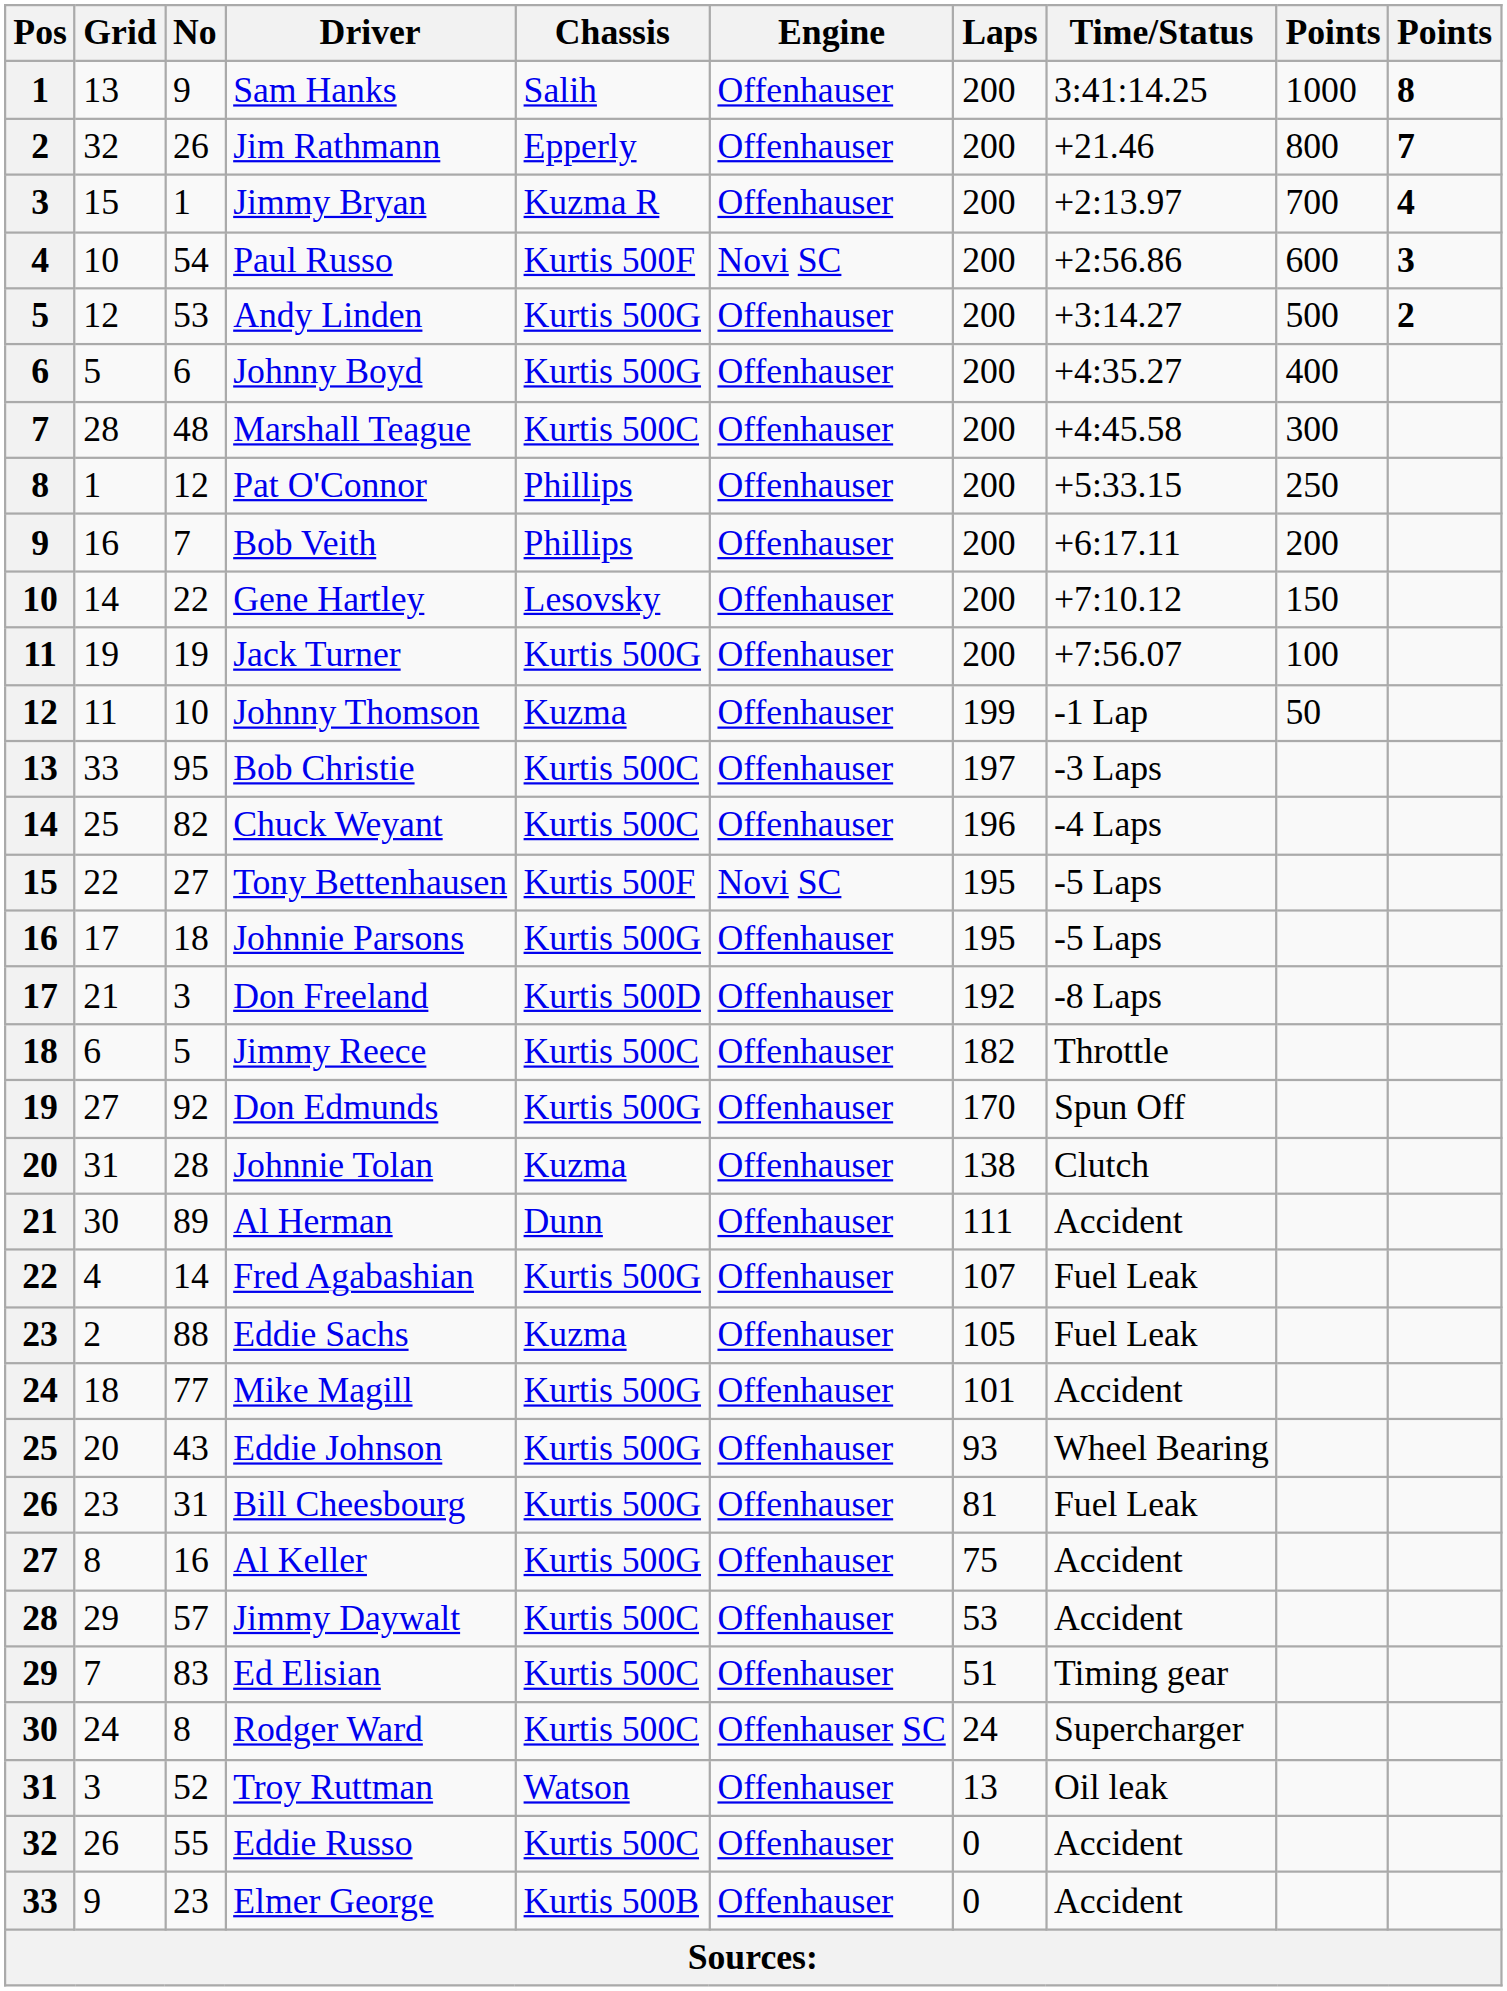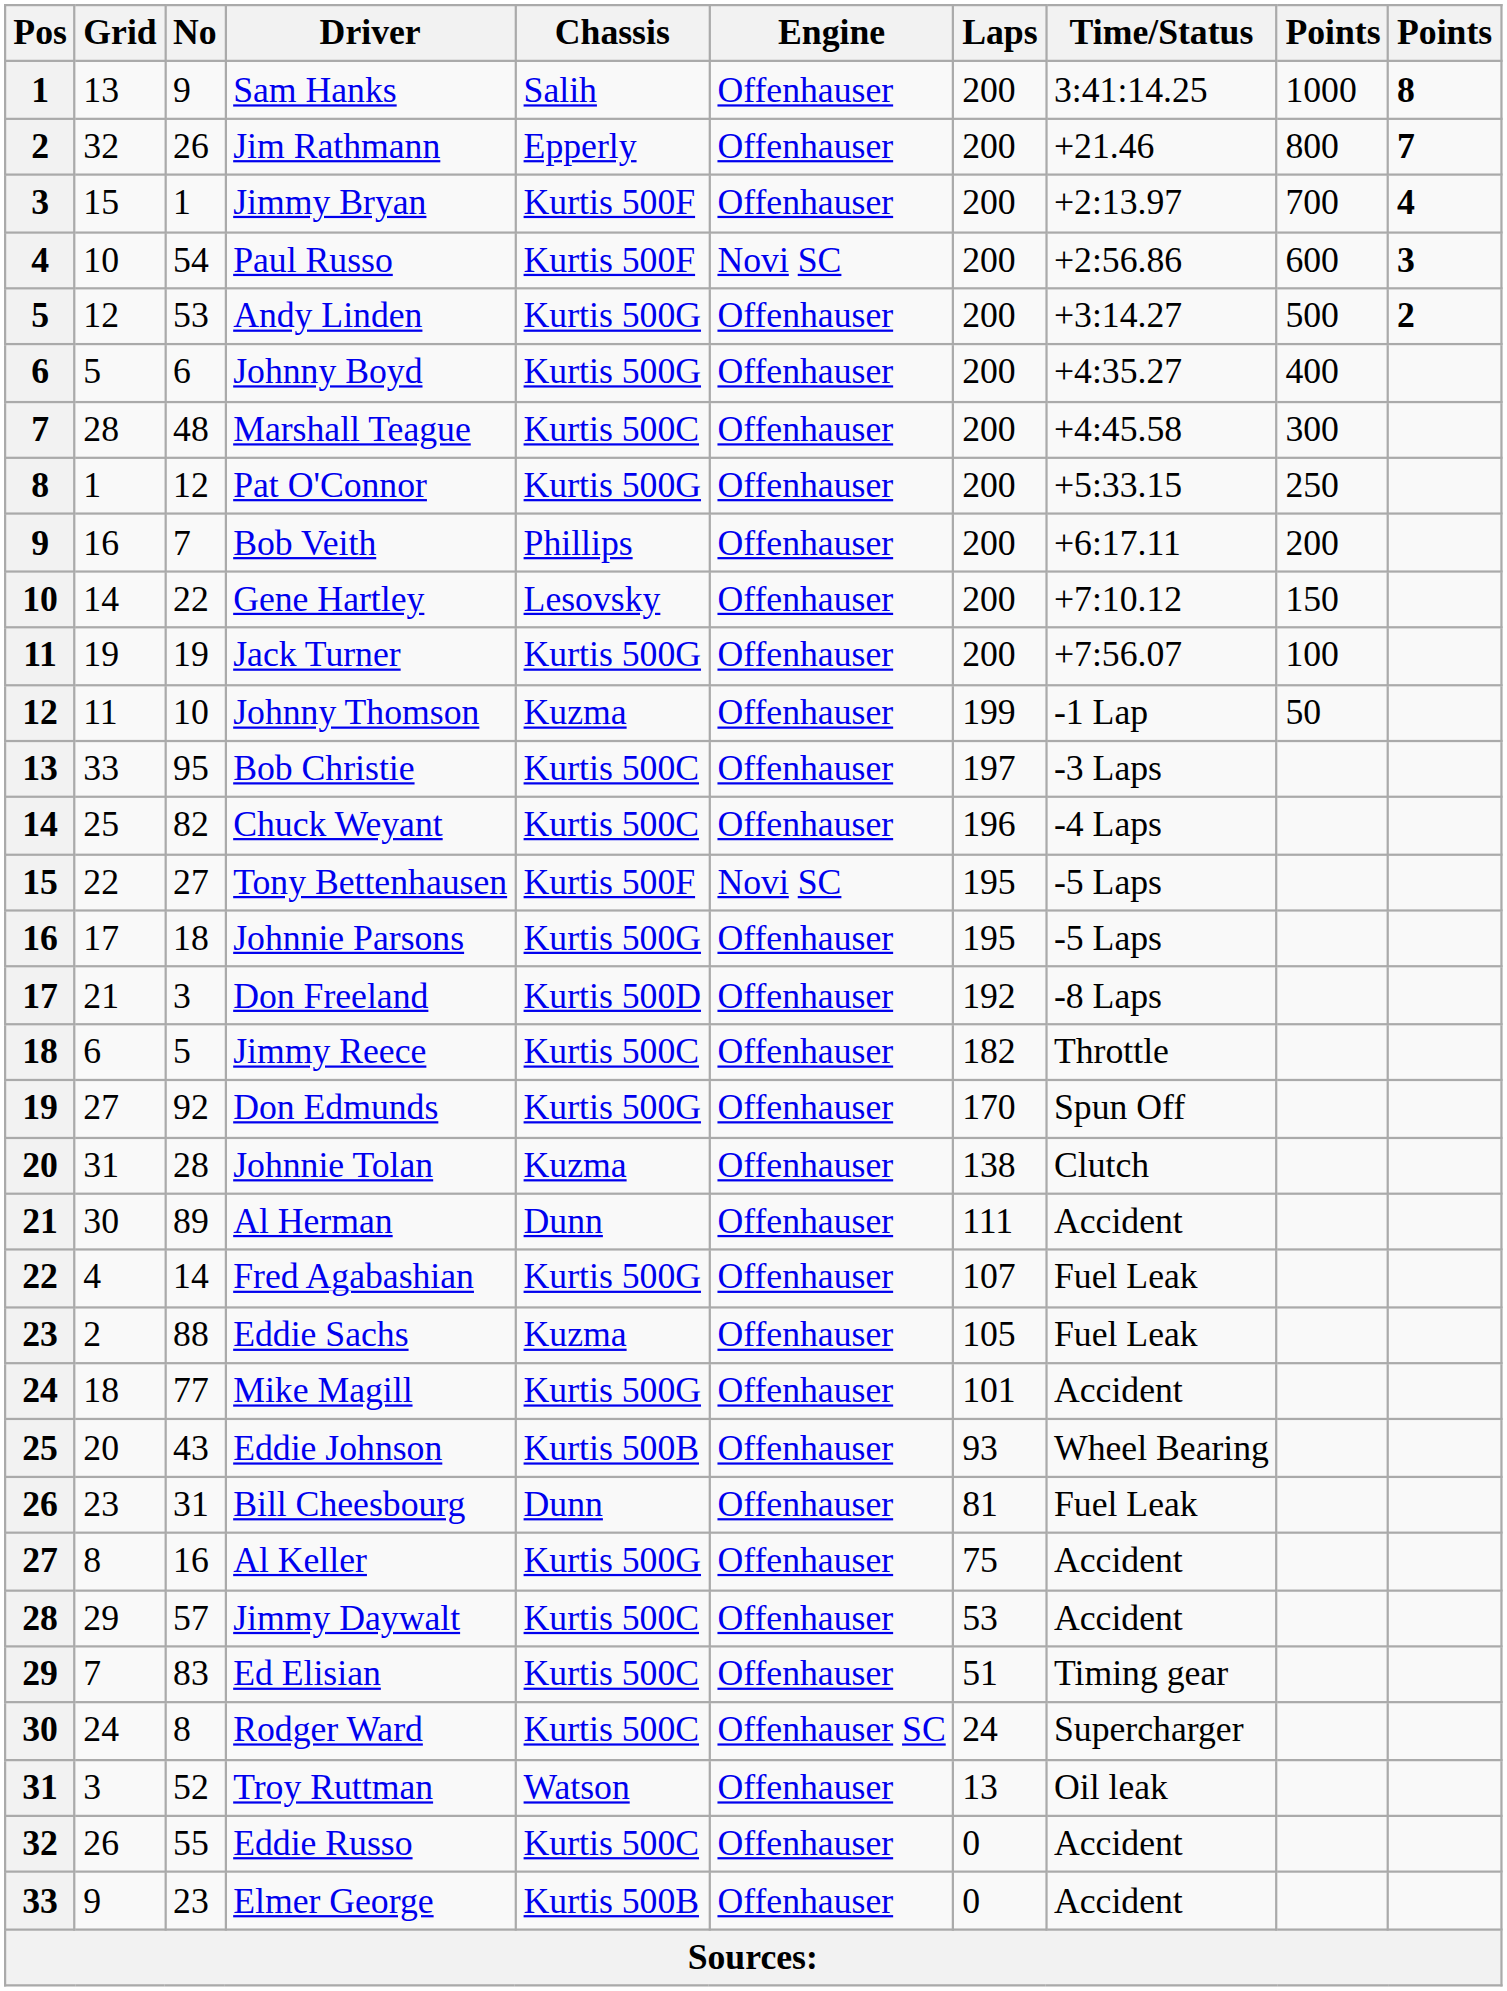(591, 202) Kuzma R -> (609, 202) Kurtis 500F
(578, 485) Phillips -> (612, 485) Kurtis 500G
(612, 1447) Kurtis 500G -> (611, 1447) Kurtis 500B
(612, 1504) Kurtis 500G -> (563, 1504) Dunn
